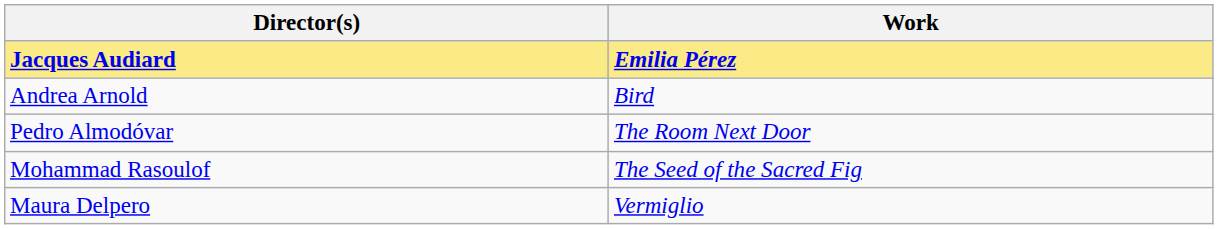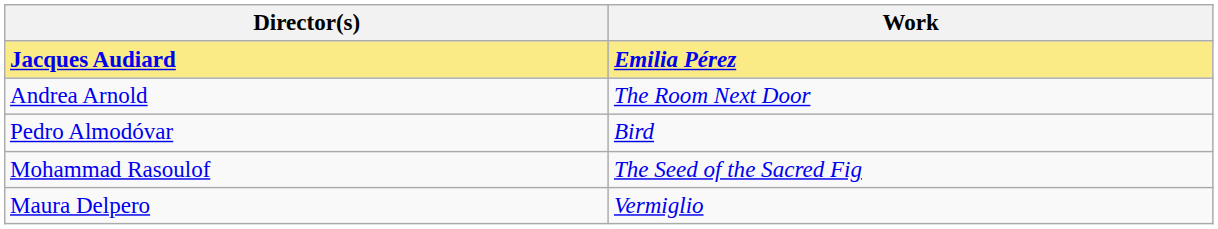(634, 95) Bird -> (712, 95) The Room Next Door
(712, 132) The Room Next Door -> (634, 132) Bird
